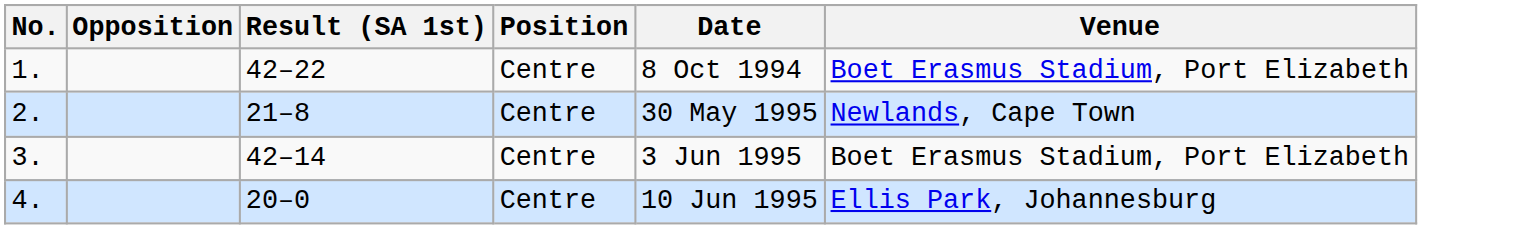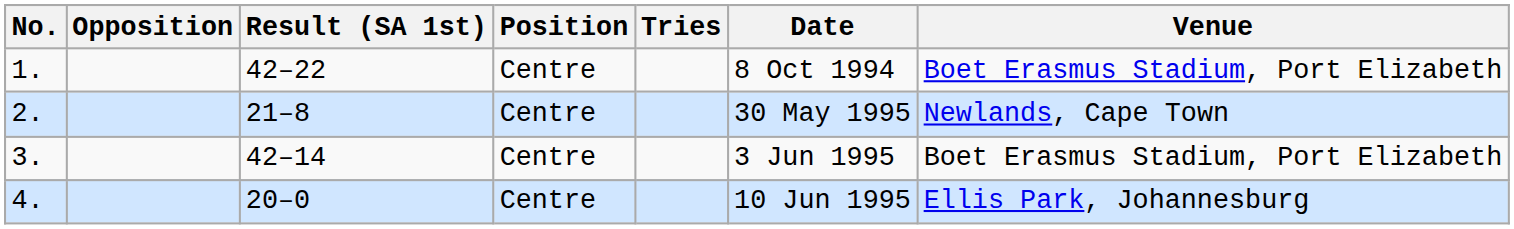+ column: (681, 27)
